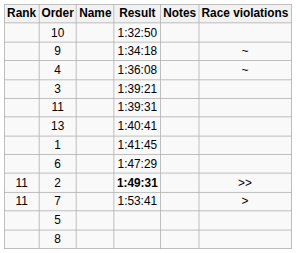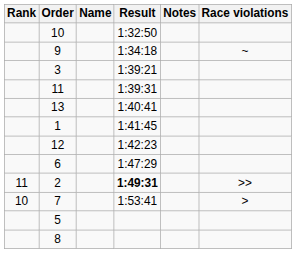- row: (58, 70)
+ row: (58, 145)
(22, 201) 11 -> (22, 201) 10
